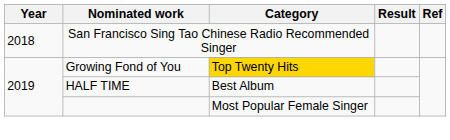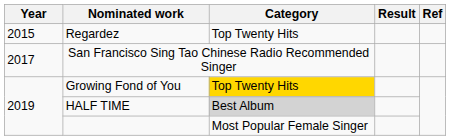+ row: (92, 33)
(21, 40) 2018 -> (21, 60) 2017
(243, 86) no background -> (243, 106) lightgrey background
